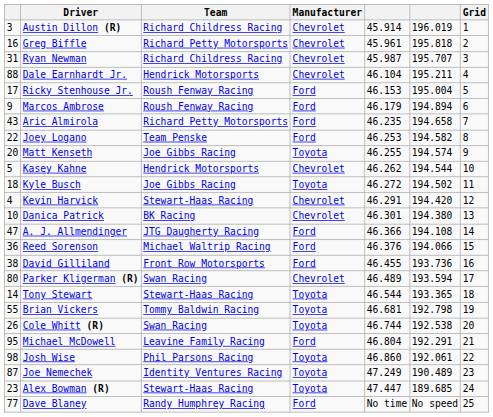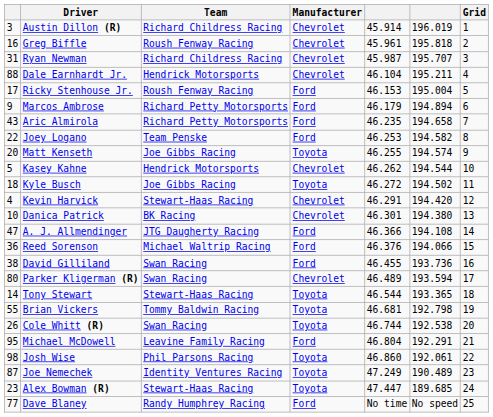(216, 44) Richard Petty Motorsports -> (198, 44) Roush Fenway Racing
(198, 106) Roush Fenway Racing -> (216, 106) Richard Petty Motorsports
(204, 263) Front Row Motorsports -> (175, 263) Swan Racing
